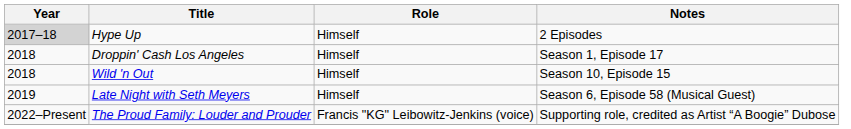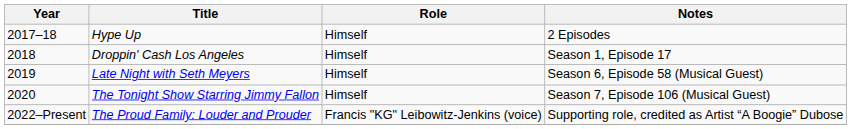(32, 34) lightgrey background -> (32, 34) no background
- row: (123, 74)
+ row: (205, 94)
